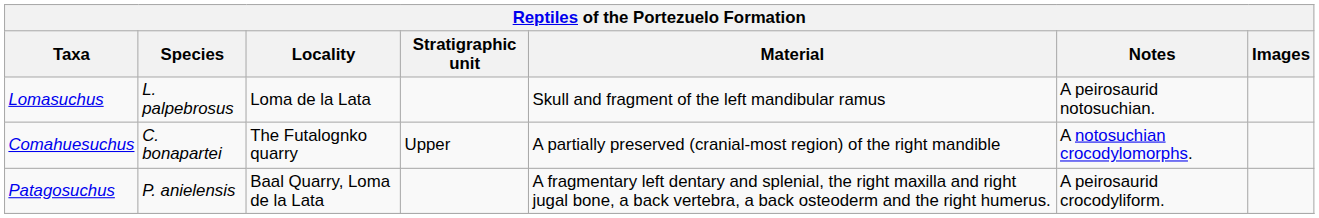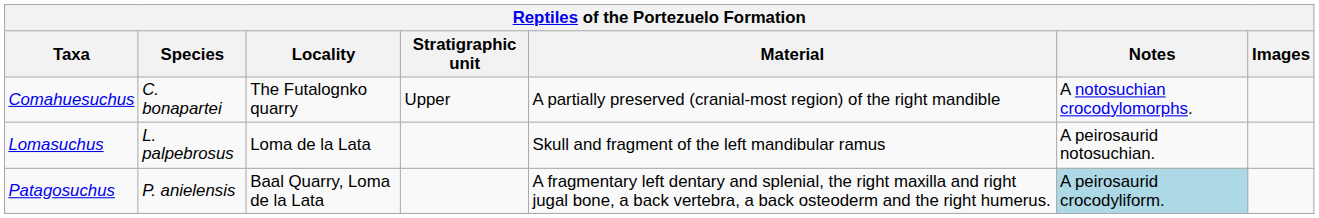rows swapped: (71, 145) <-> (56, 99)
(1112, 190) no background -> (1112, 190) lightblue background
